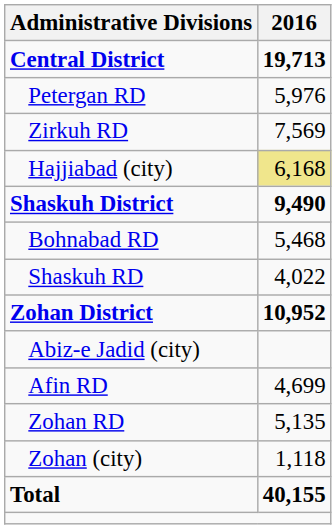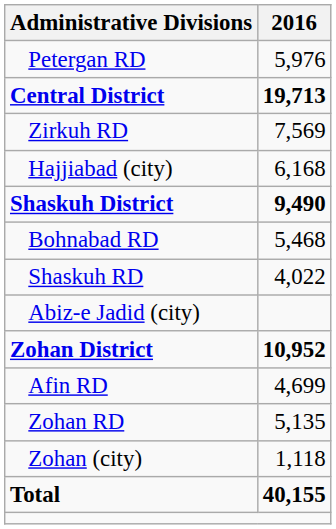rows swapped: (87, 58) <-> (87, 95)
(300, 167) khaki background -> (300, 167) no background
rows swapped: (114, 349) <-> (81, 312)
